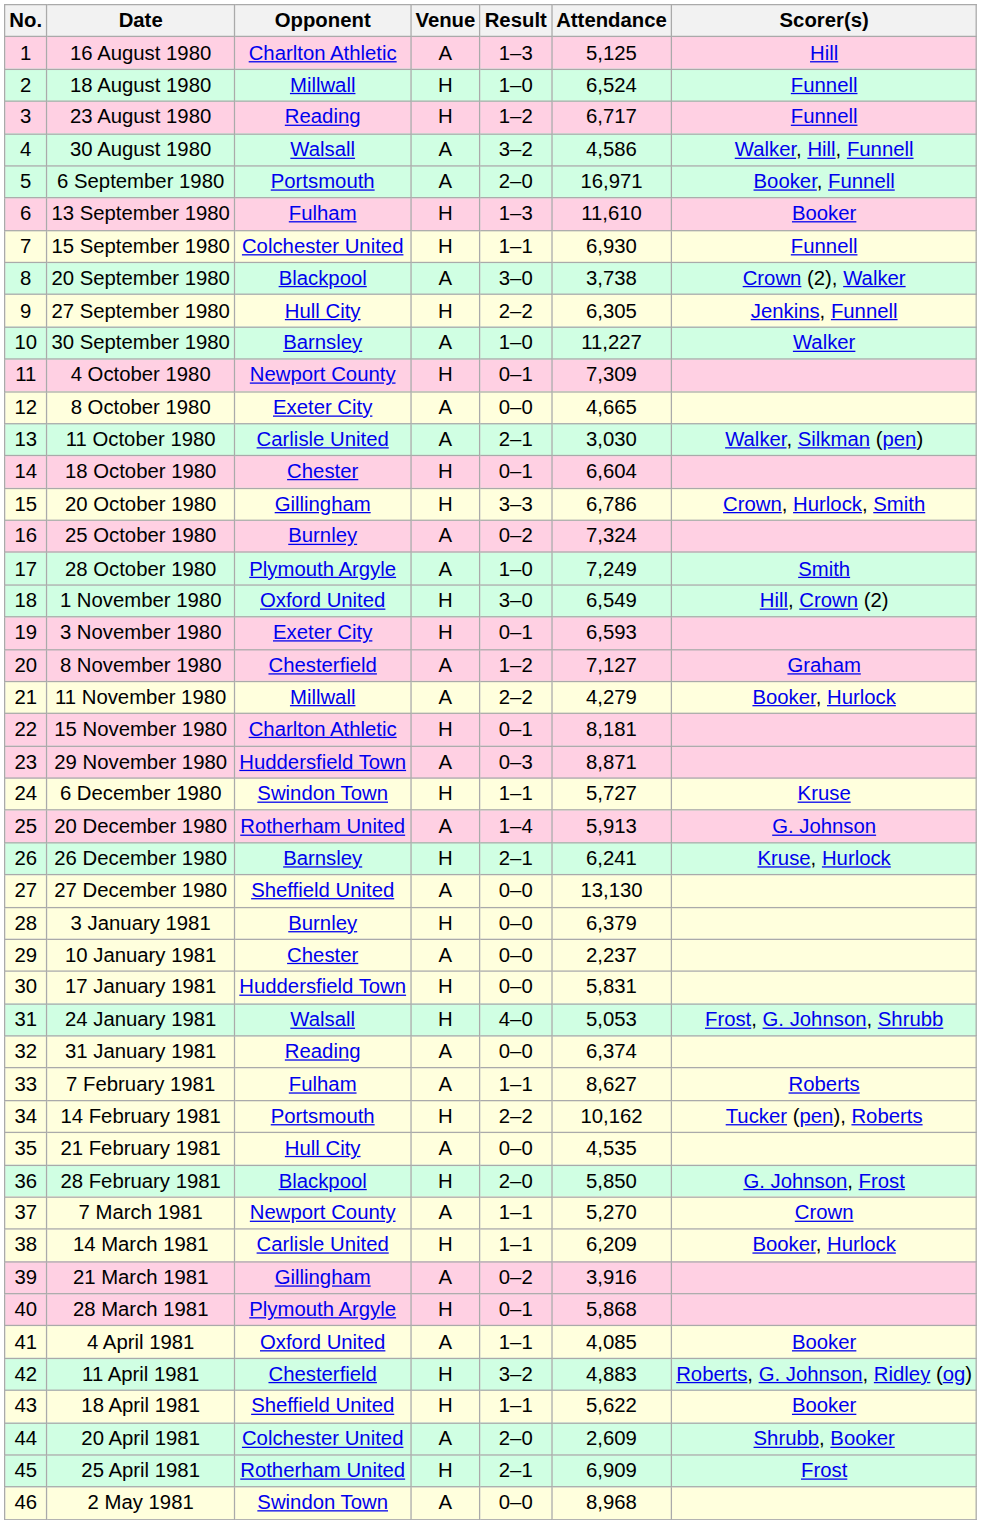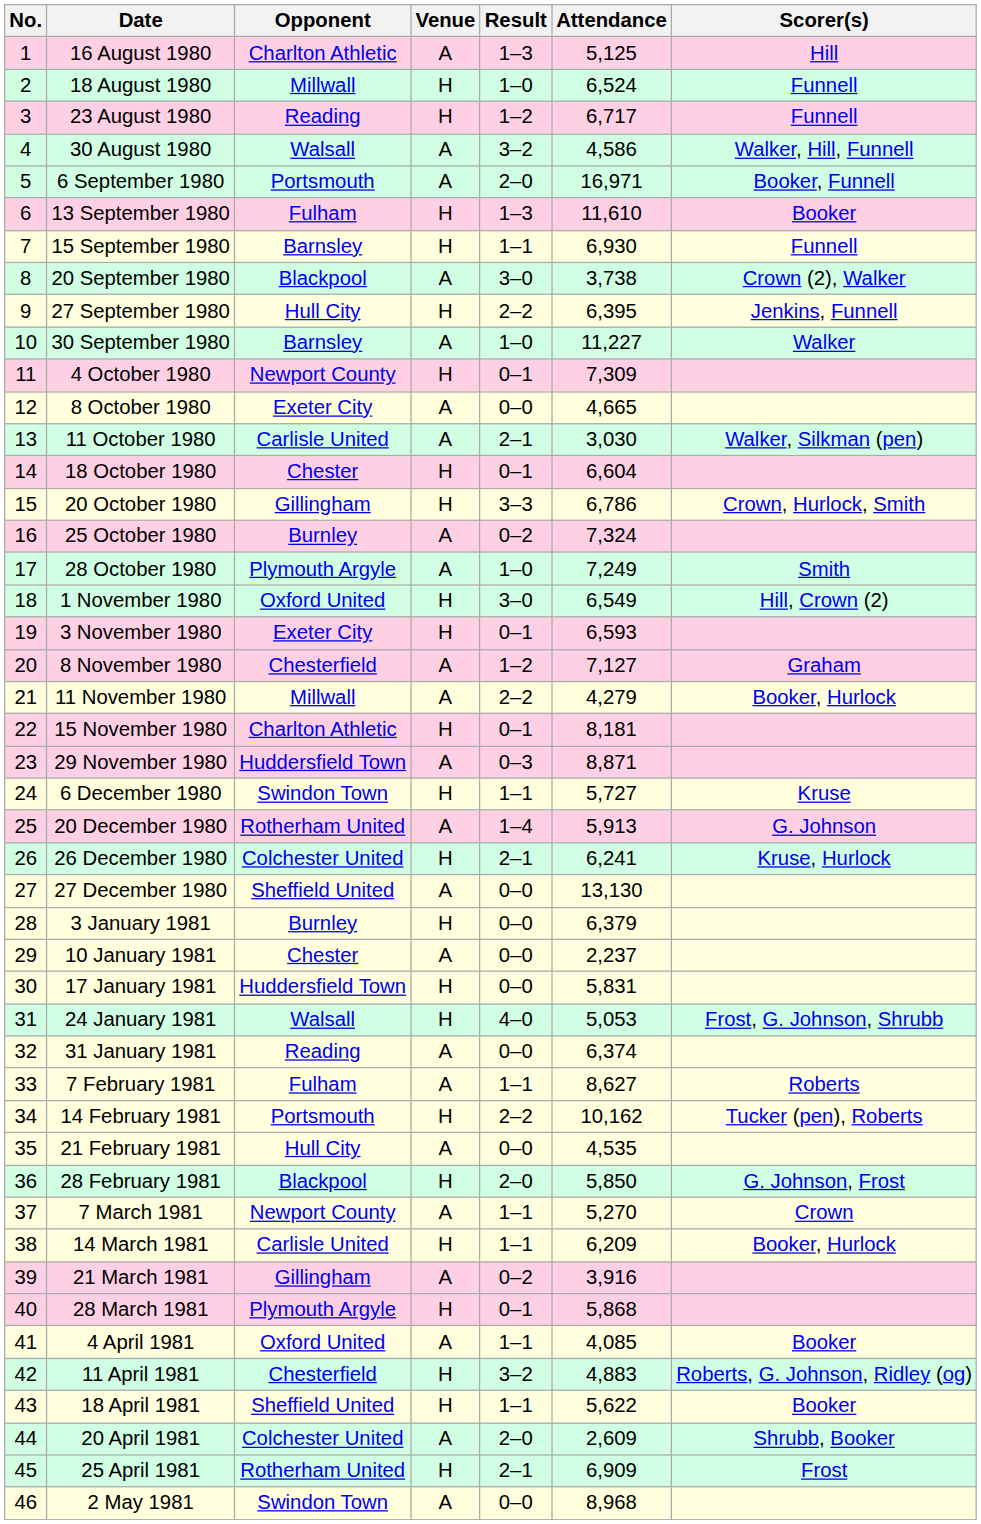(323, 246) Colchester United -> (323, 246) Barnsley
(611, 310) 6,305 -> (611, 310) 6,395
(323, 858) Barnsley -> (323, 858) Colchester United
